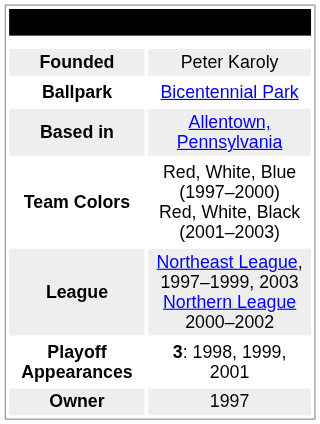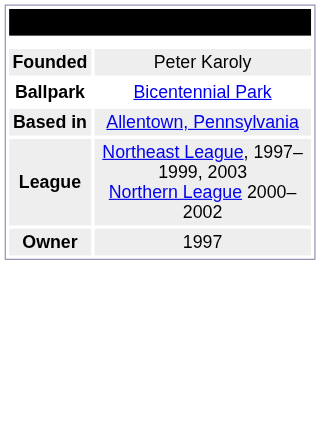- row: (77, 202)
- row: (77, 361)
